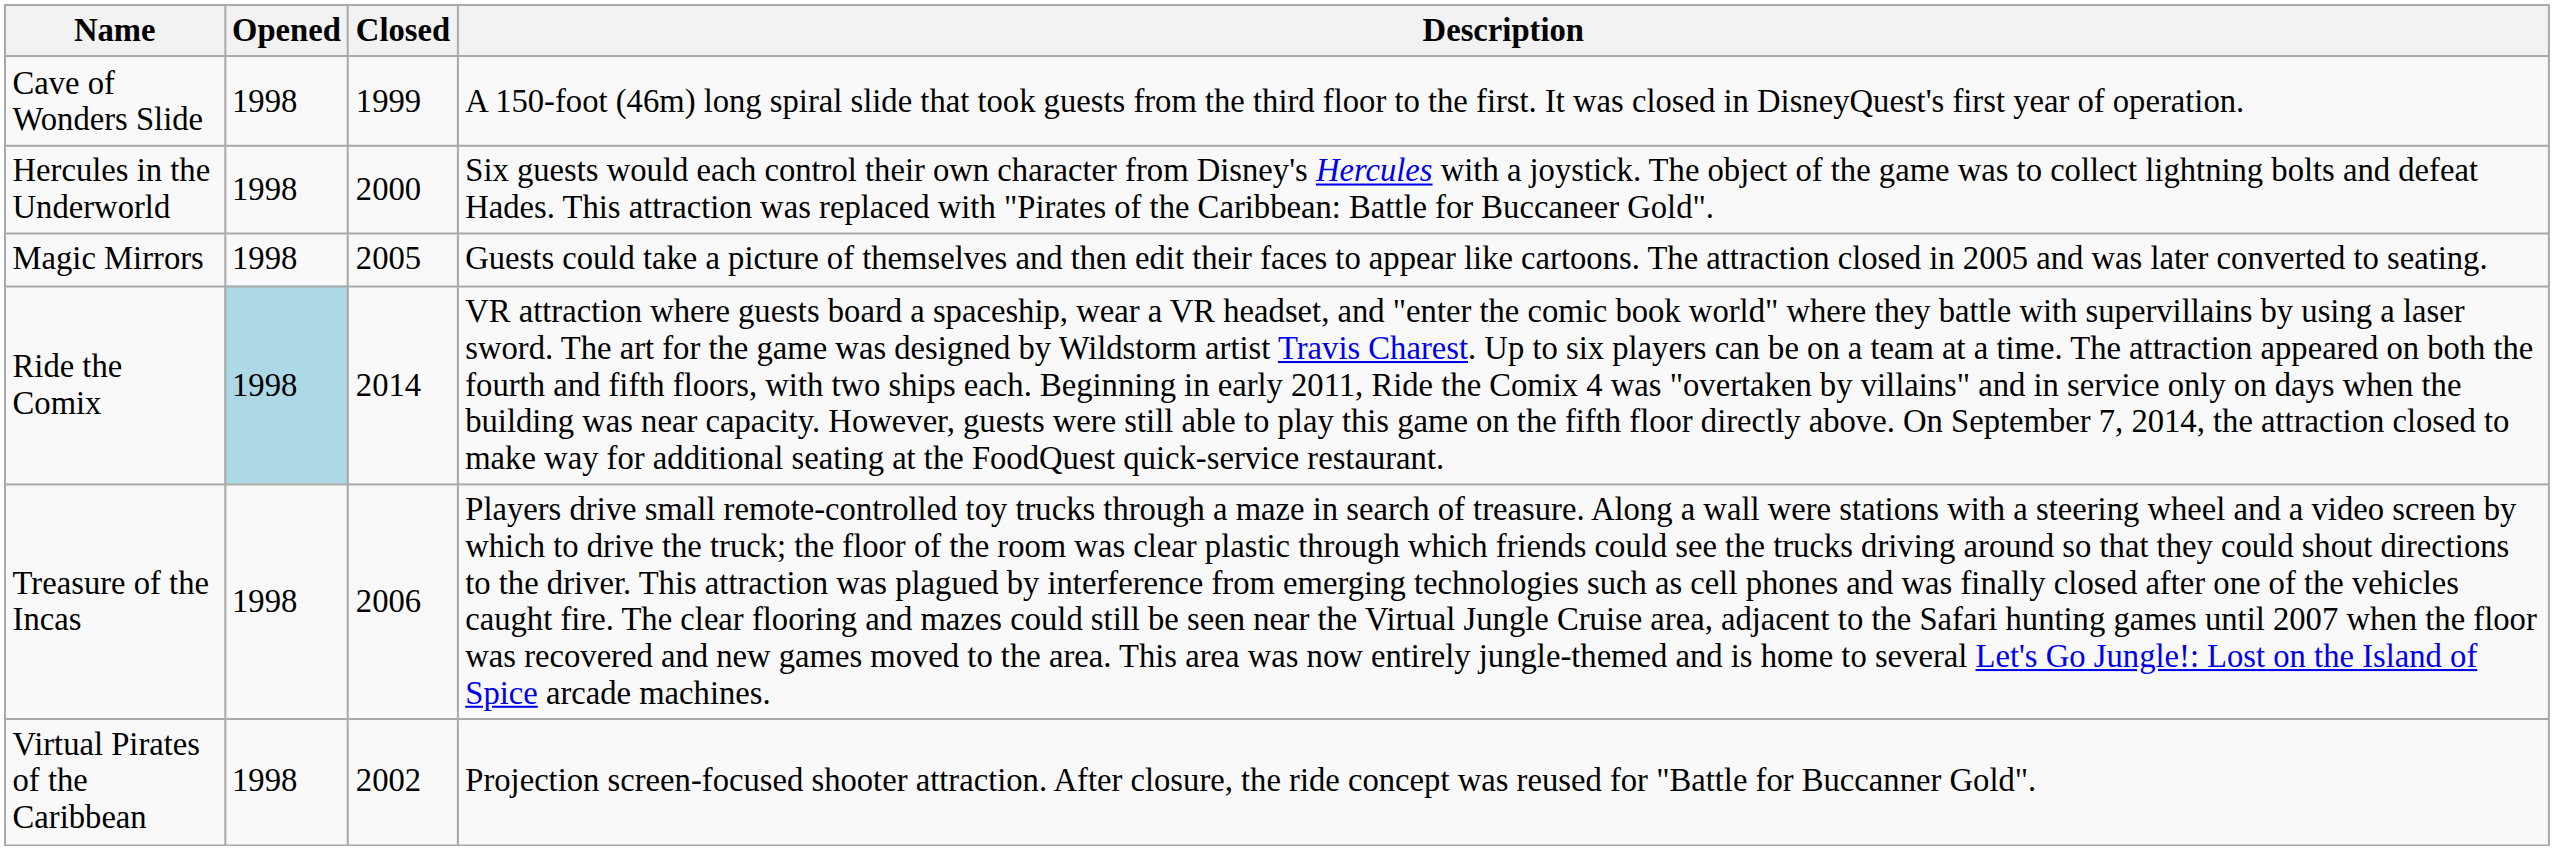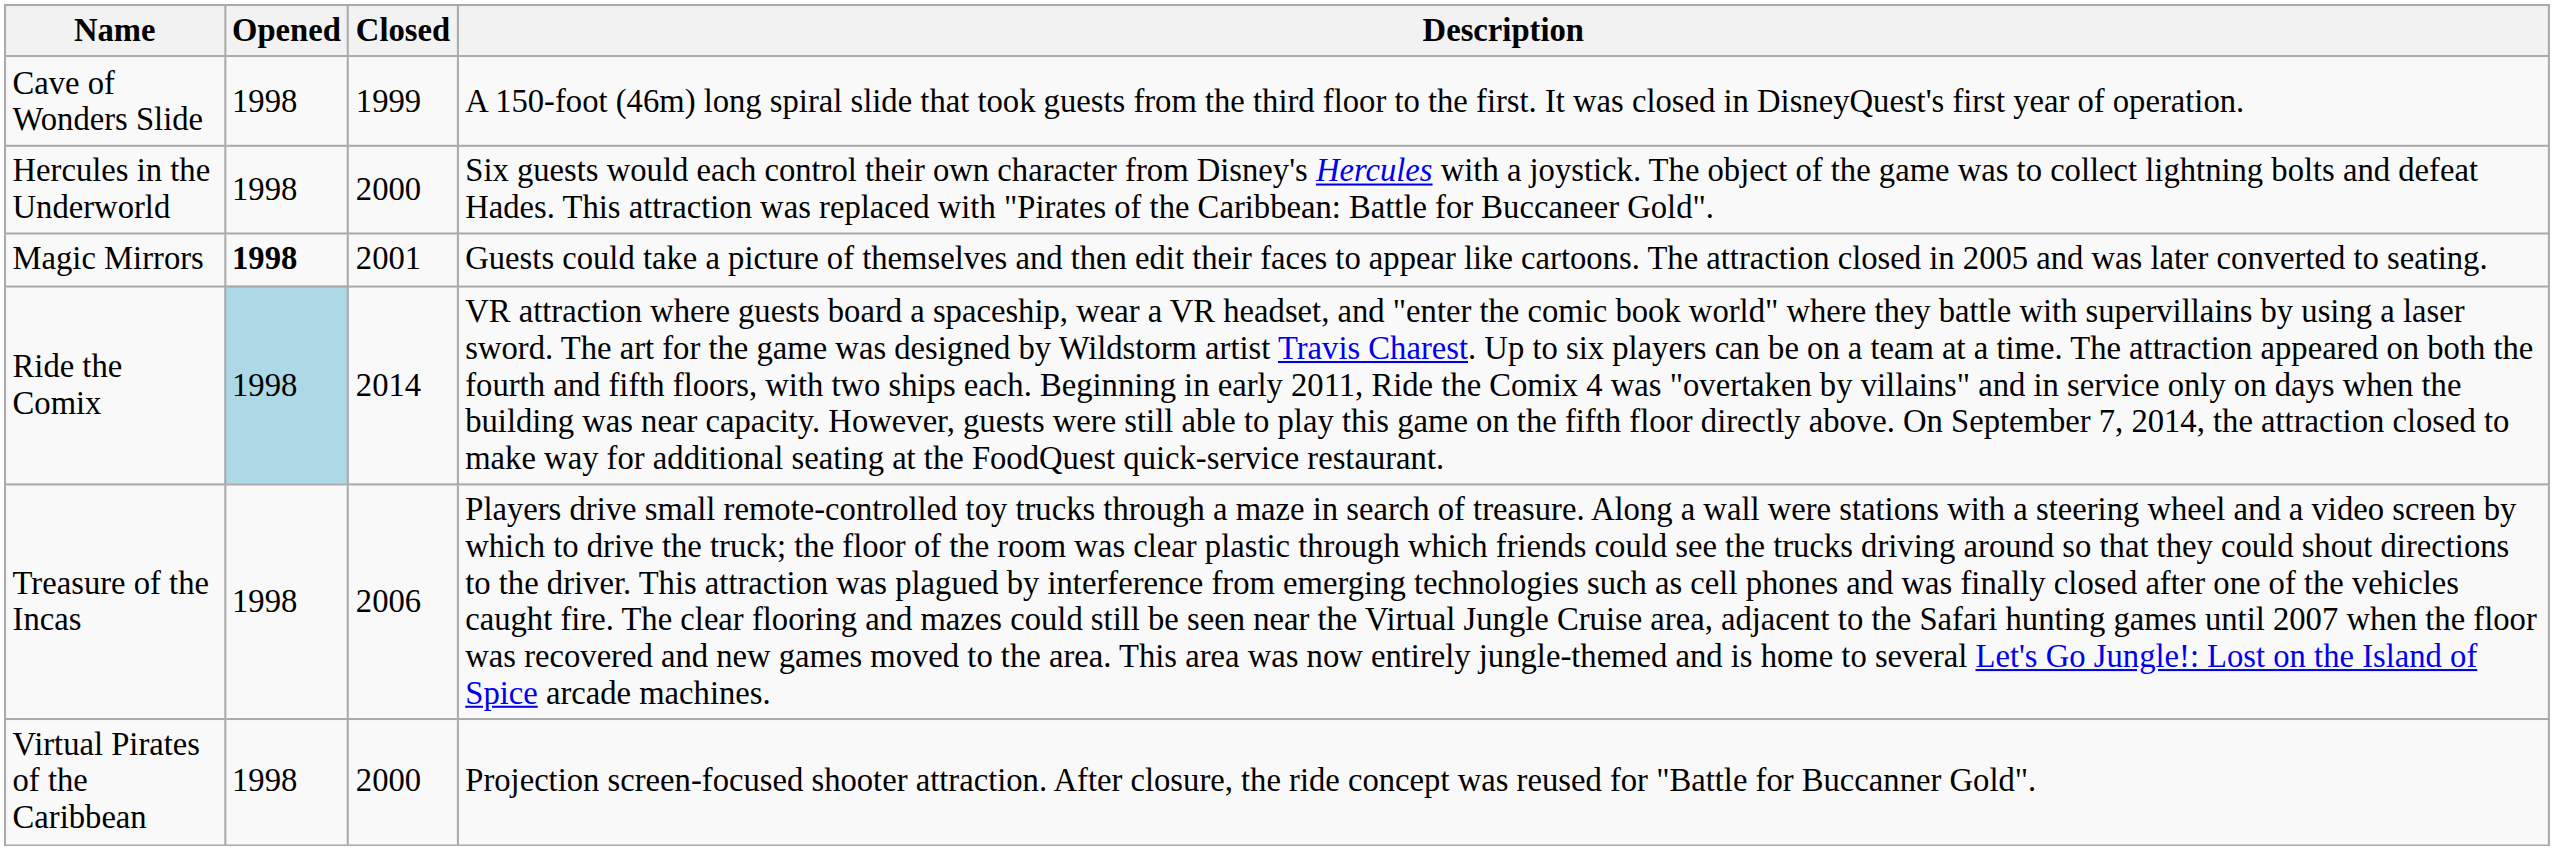(265, 259) normal -> (265, 259) bold
(389, 259) 2005 -> (389, 259) 2001
(389, 781) 2002 -> (389, 781) 2000
